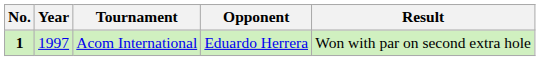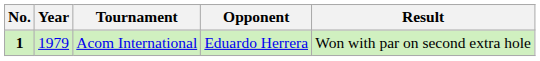(54, 43) 1997 -> (54, 43) 1979
